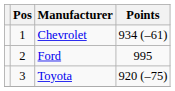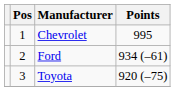(143, 35) 934 (–61) -> (143, 35) 995
(143, 56) 995 -> (143, 56) 934 (–61)
